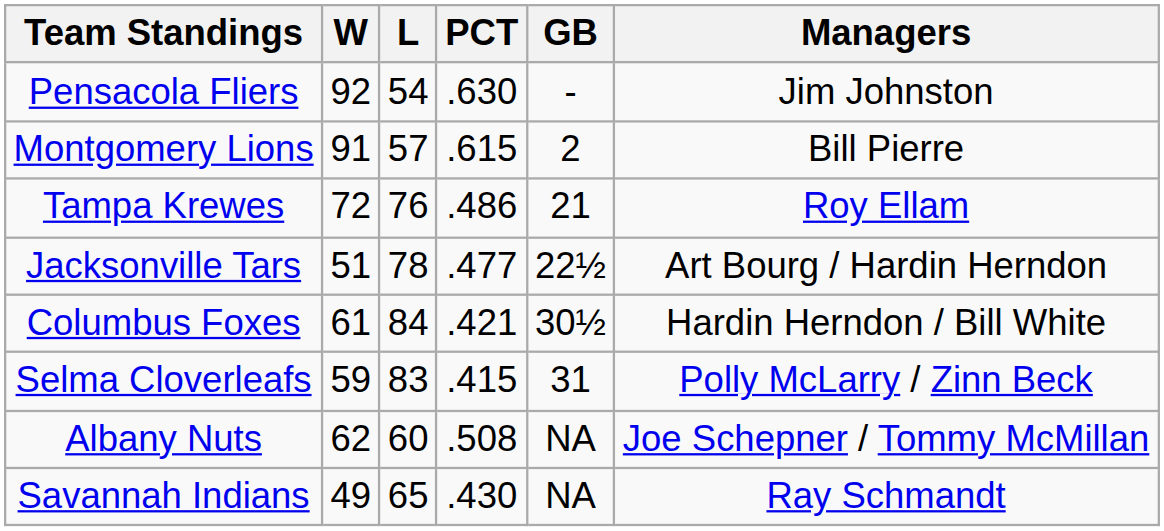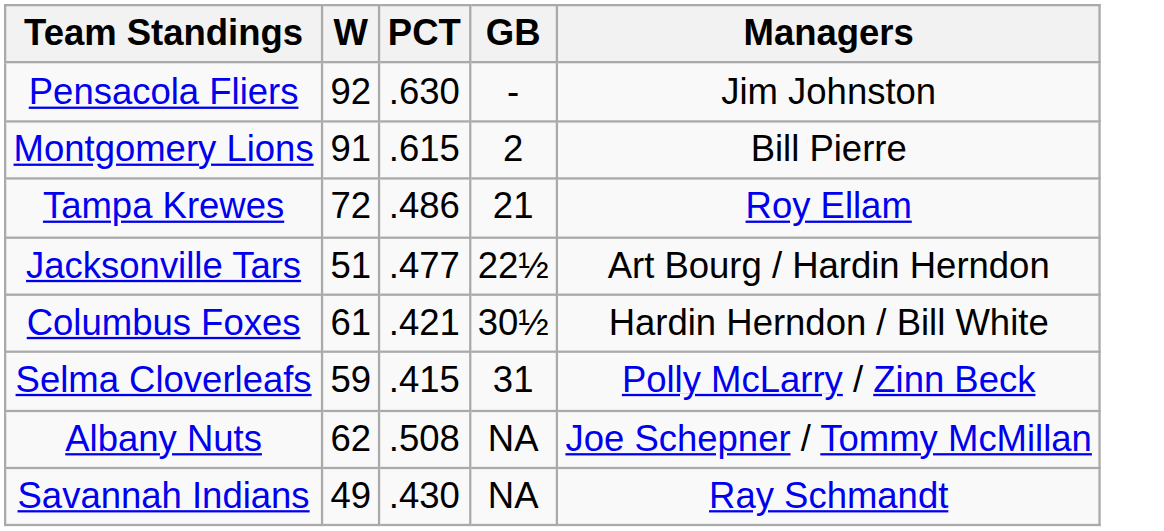- column: (408, 33)
